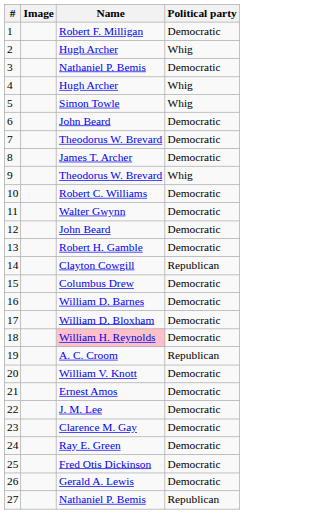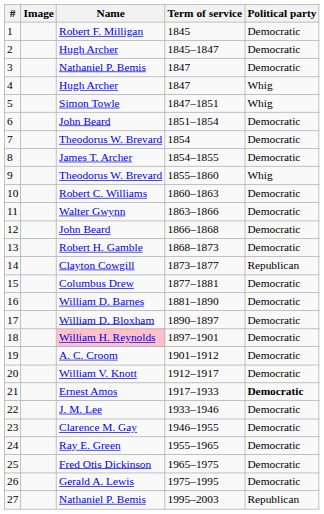+ column: (205, 13)
(180, 49) Whig -> (274, 49) Democratic
(193, 355) Republican -> (274, 355) Democratic
(194, 391) normal -> (275, 391) bold
